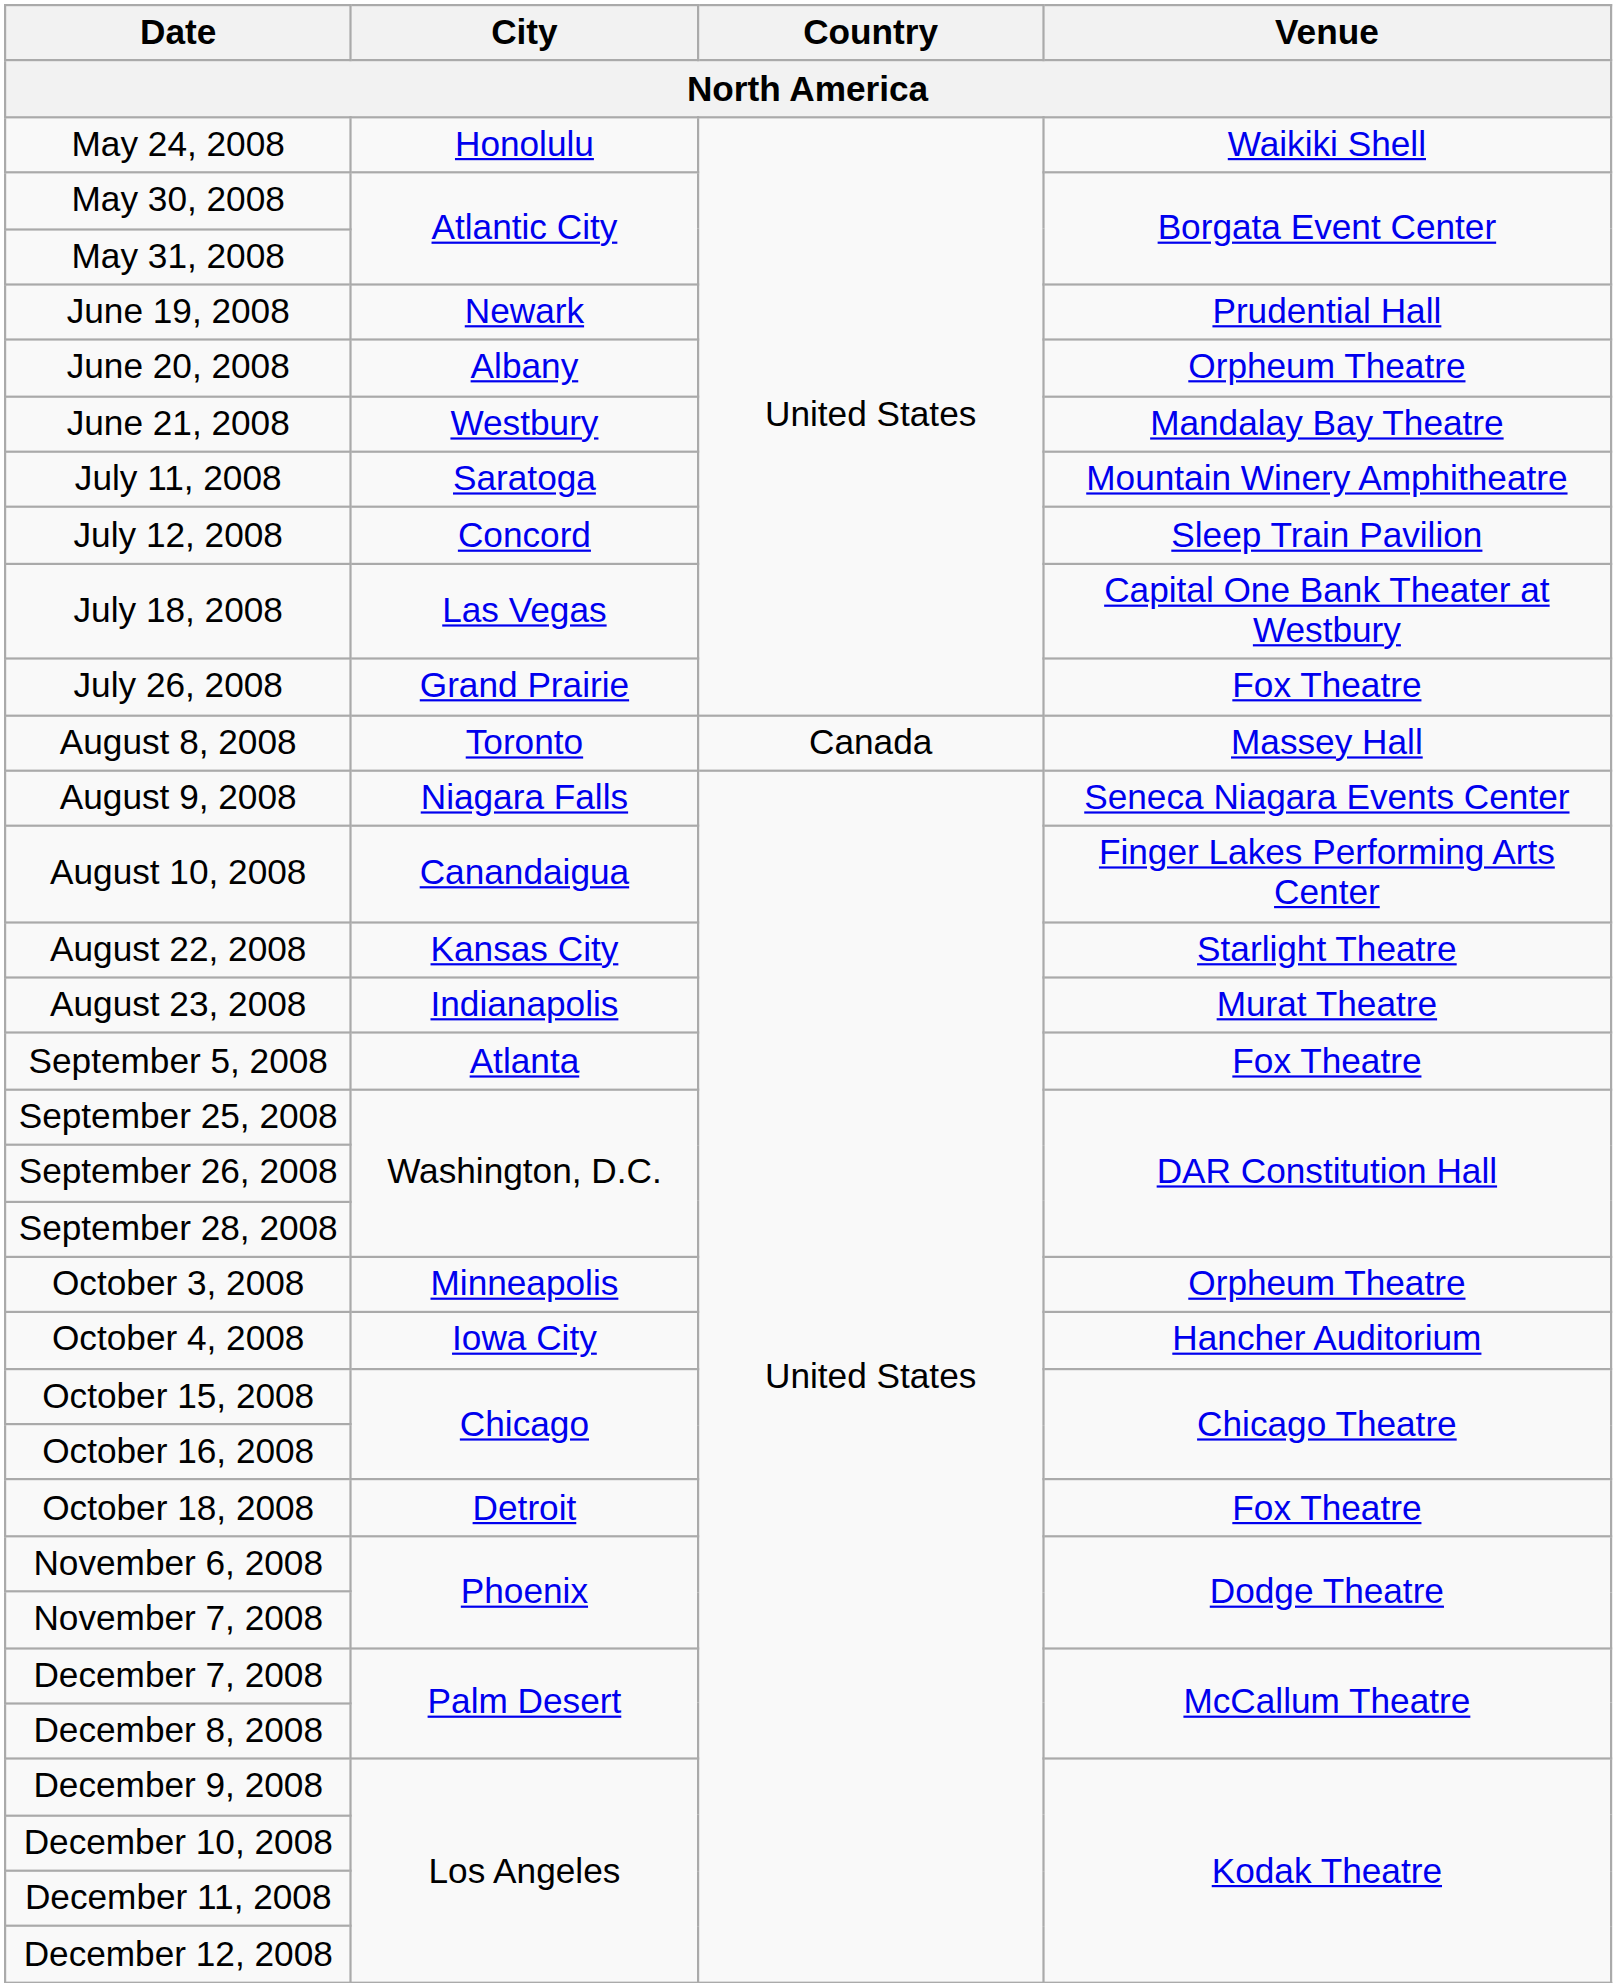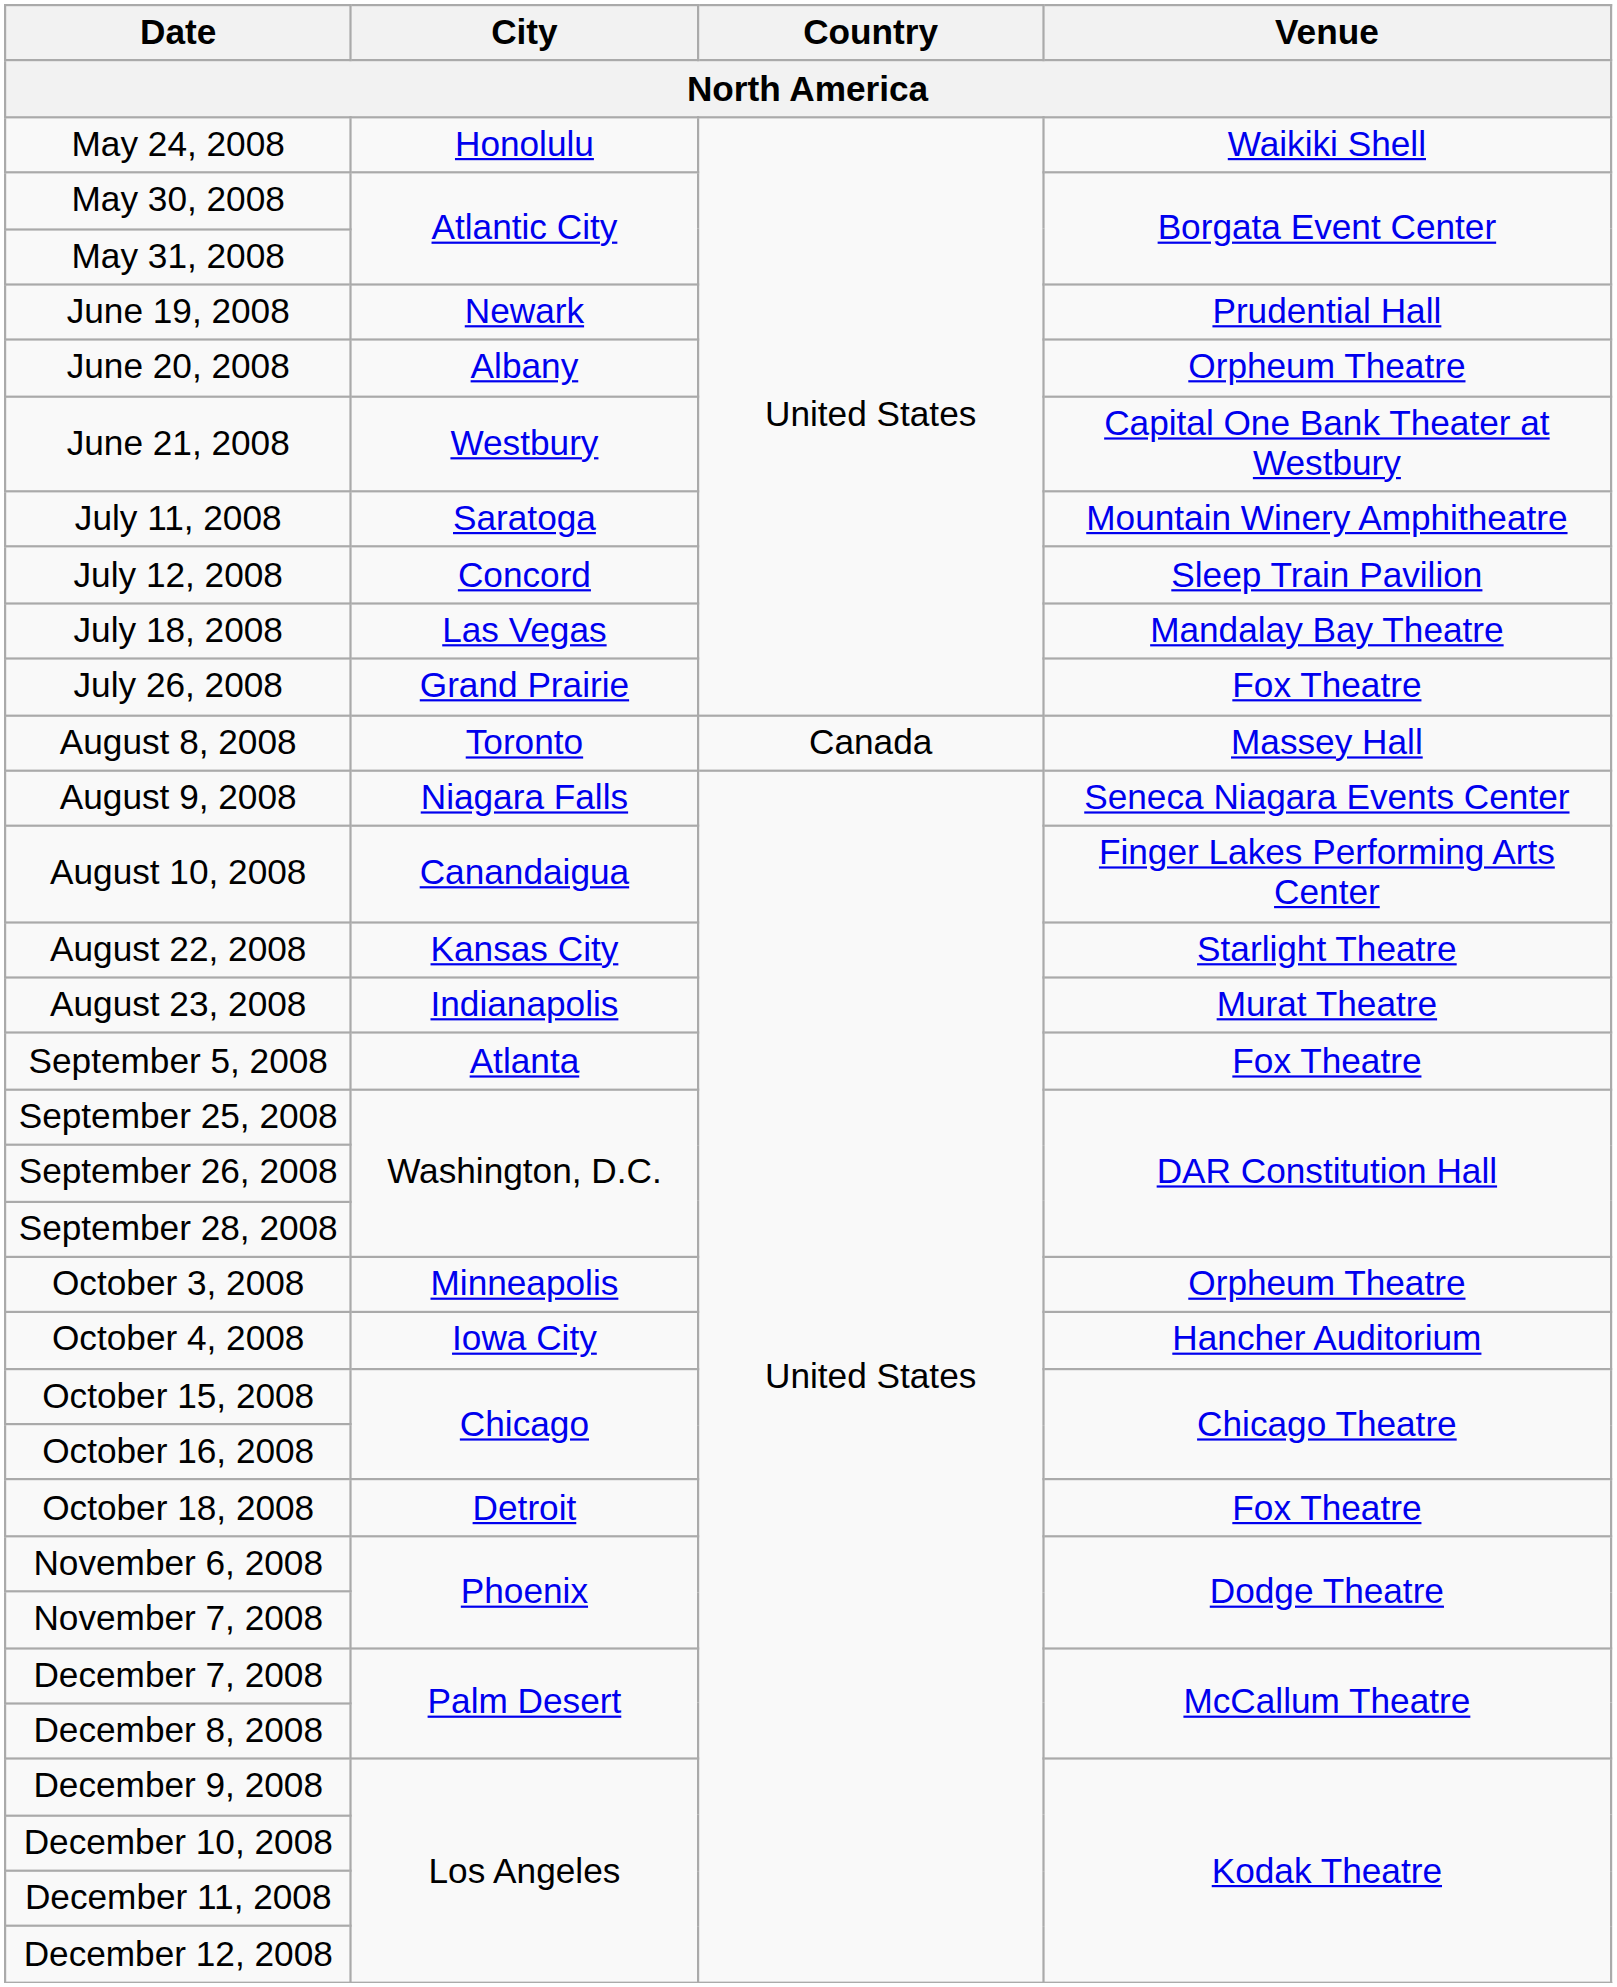(1327, 423) Mandalay Bay Theatre -> (1327, 442) Capital One Bank Theater at Westbury
(1327, 610) Capital One Bank Theater at Westbury -> (1327, 630) Mandalay Bay Theatre
